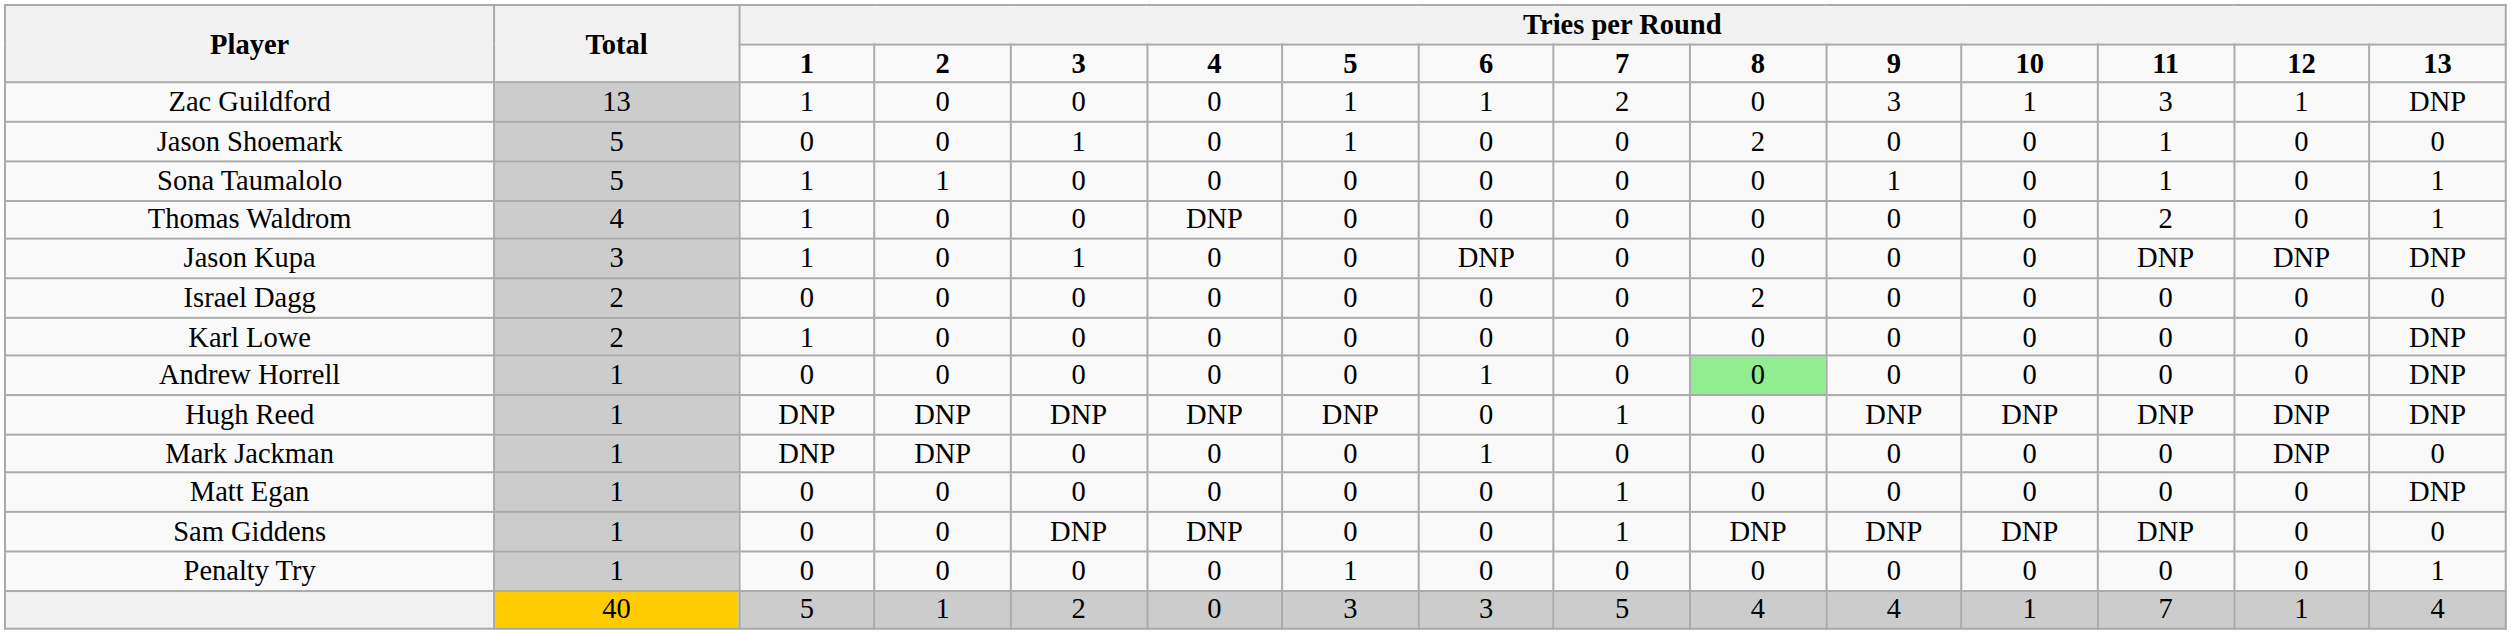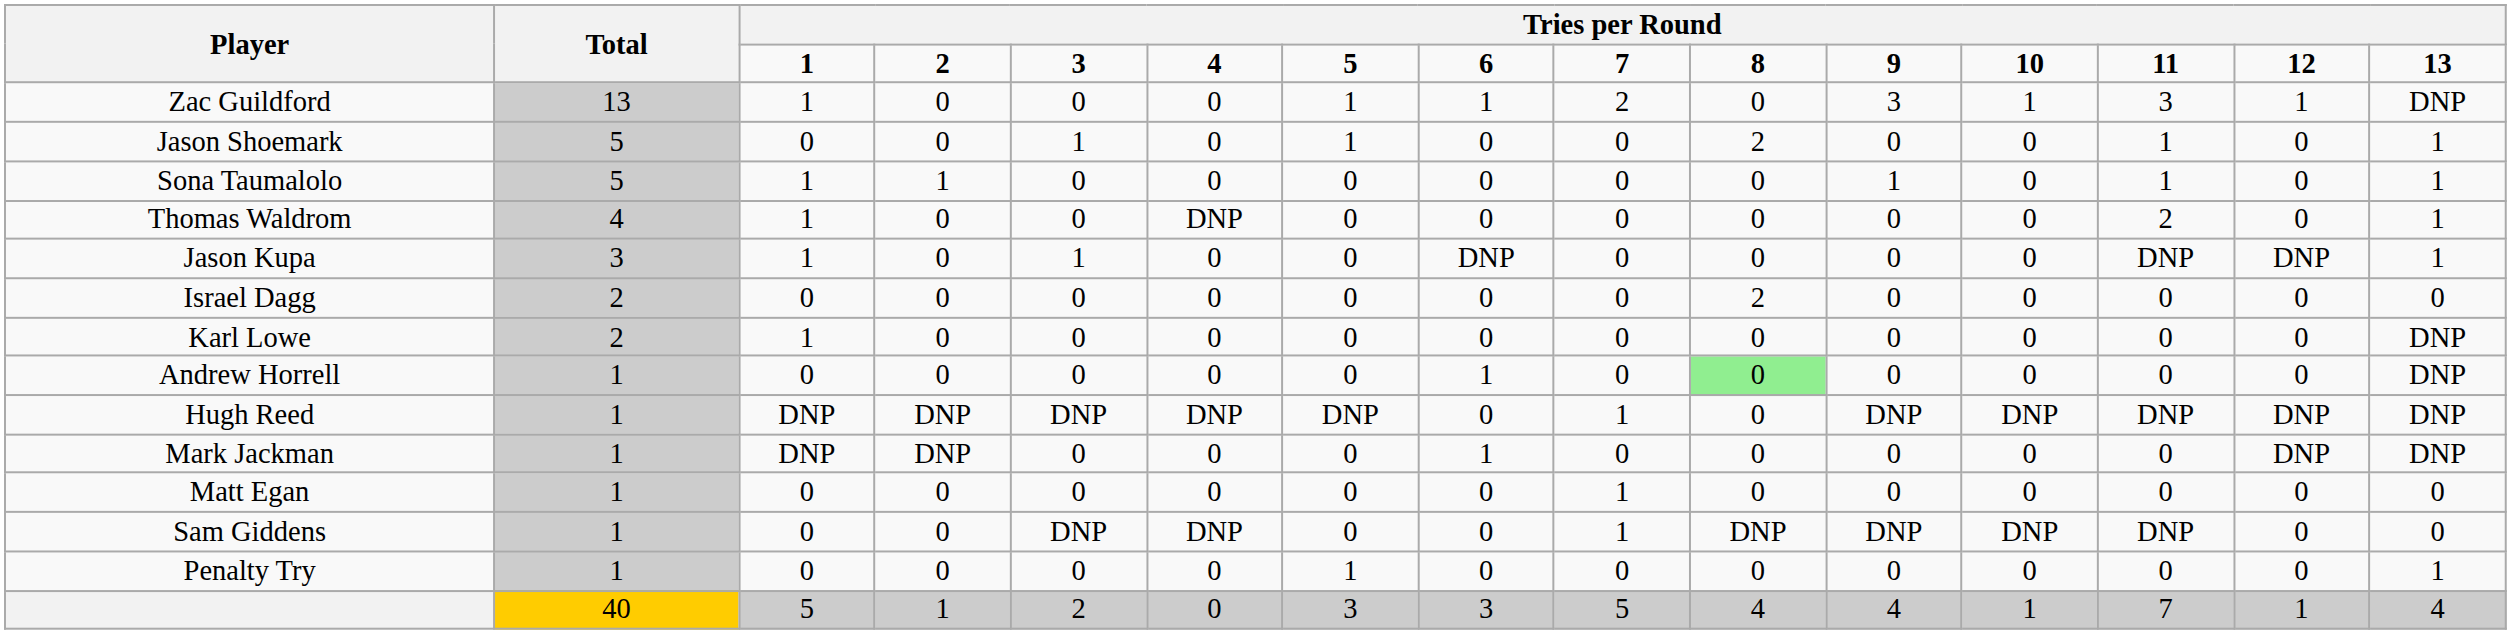(2438, 141) 0 -> (2438, 141) 1
(2438, 258) DNP -> (2438, 258) 1
(2438, 453) 0 -> (2438, 453) DNP
(2438, 492) DNP -> (2438, 492) 0
